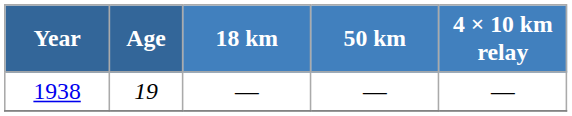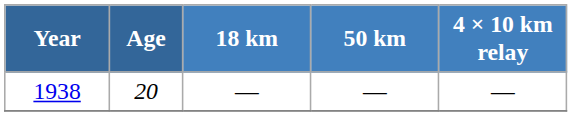(146, 91) 19 -> (146, 91) 20
